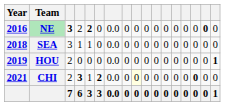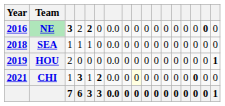(70, 45) 3 -> (70, 45) 1
(70, 77) 2 -> (70, 77) 1
